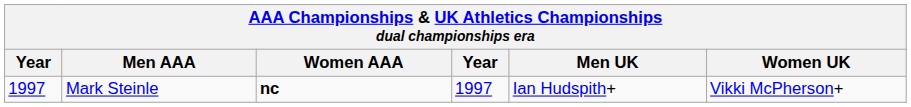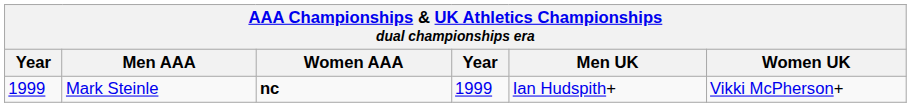(27, 89) 1997 -> (27, 89) 1999
(474, 89) 1997 -> (474, 89) 1999
